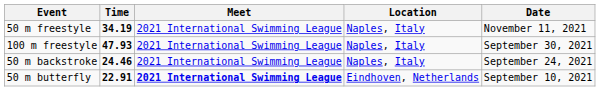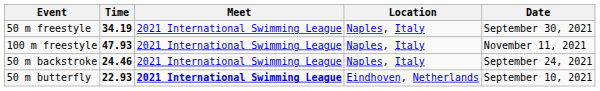(535, 29) November 11, 2021 -> (538, 29) September 30, 2021
(538, 45) September 30, 2021 -> (535, 45) November 11, 2021
(117, 78) 22.91 -> (117, 78) 22.93
